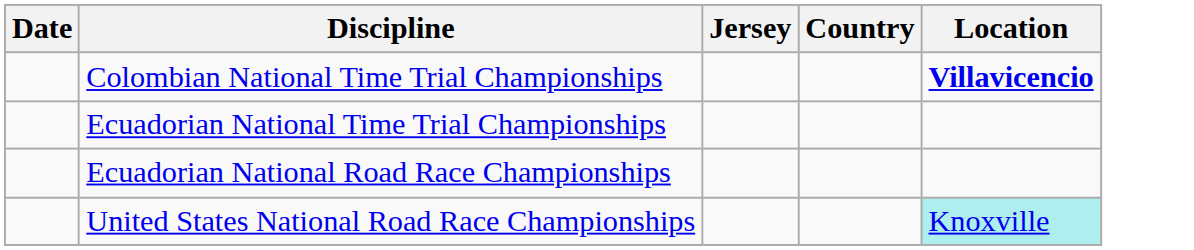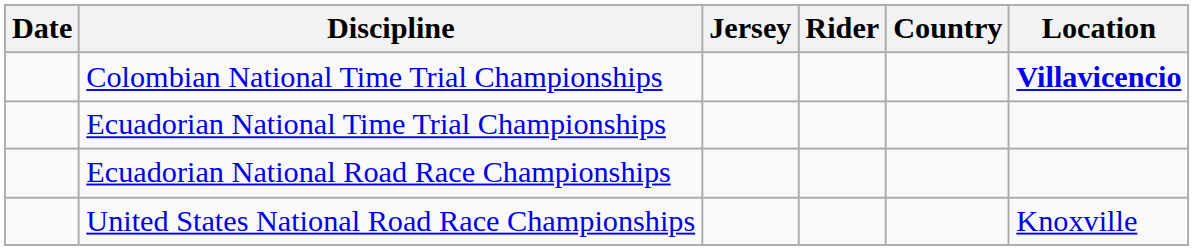+ column: (842, 28)
(989, 220) paleturquoise background -> (1077, 220) no background
